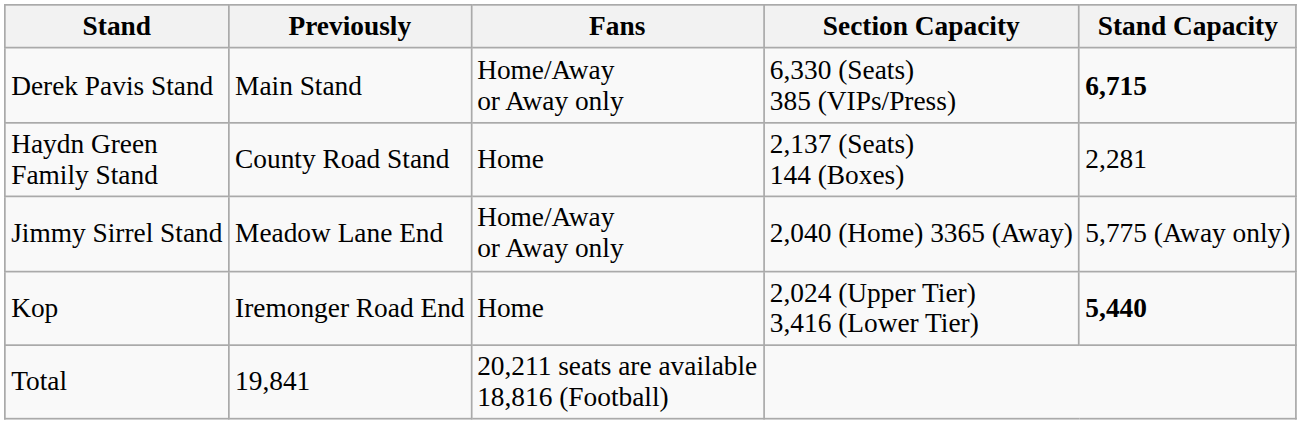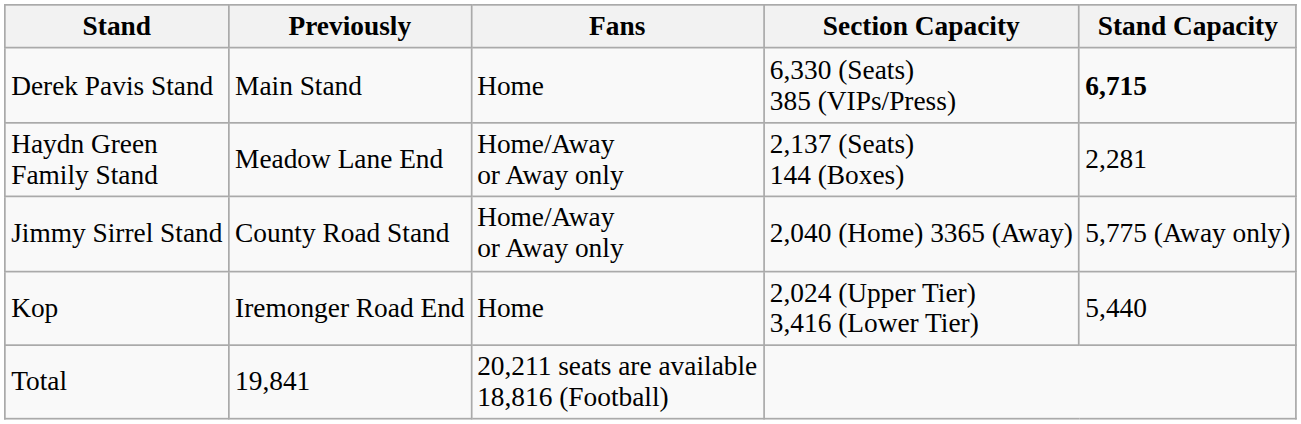(550, 84) Home/Away or Away only -> (511, 84) Home
(342, 159) County Road Stand -> (339, 159) Meadow Lane End
(511, 159) Home -> (550, 159) Home/Away or Away only
(339, 233) Meadow Lane End -> (342, 233) County Road Stand
(1116, 307) bold -> (1116, 307) normal
